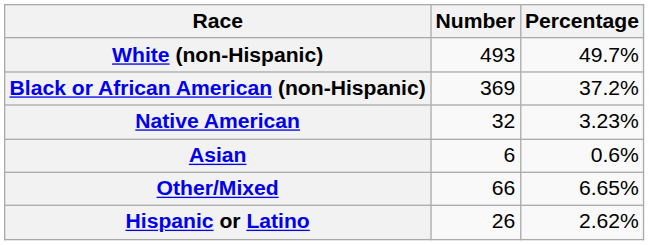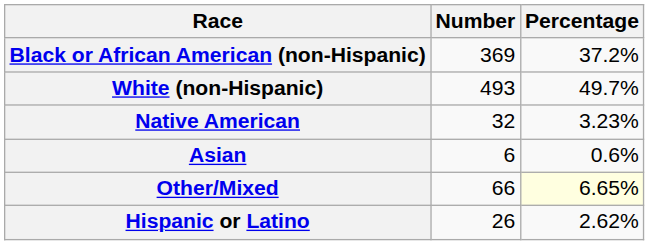rows swapped: (218, 54) <-> (218, 88)
(609, 188) no background -> (609, 188) lightyellow background
